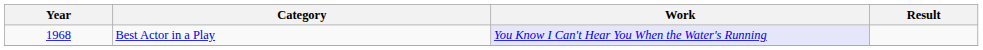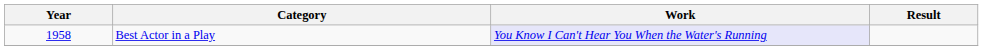(58, 35) 1968 -> (58, 35) 1958
